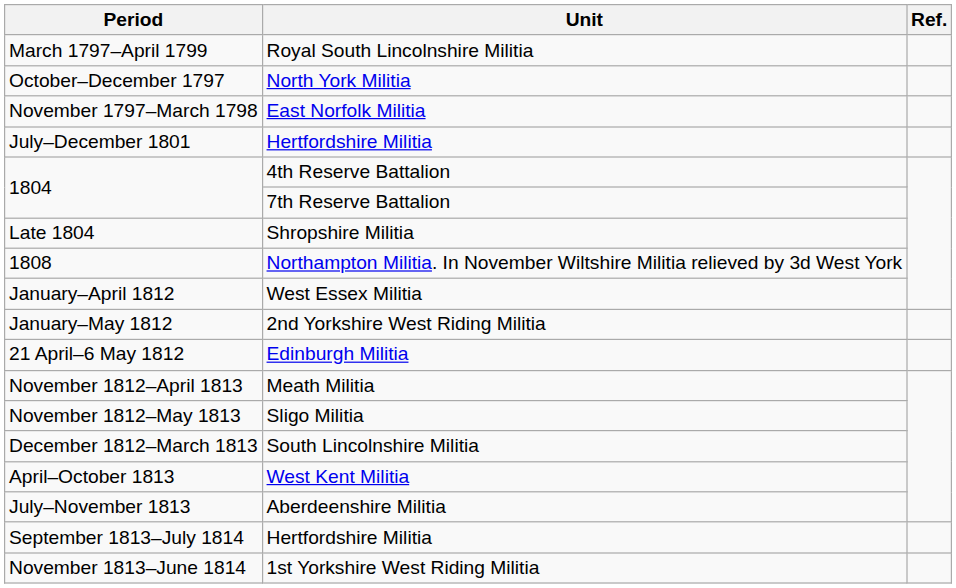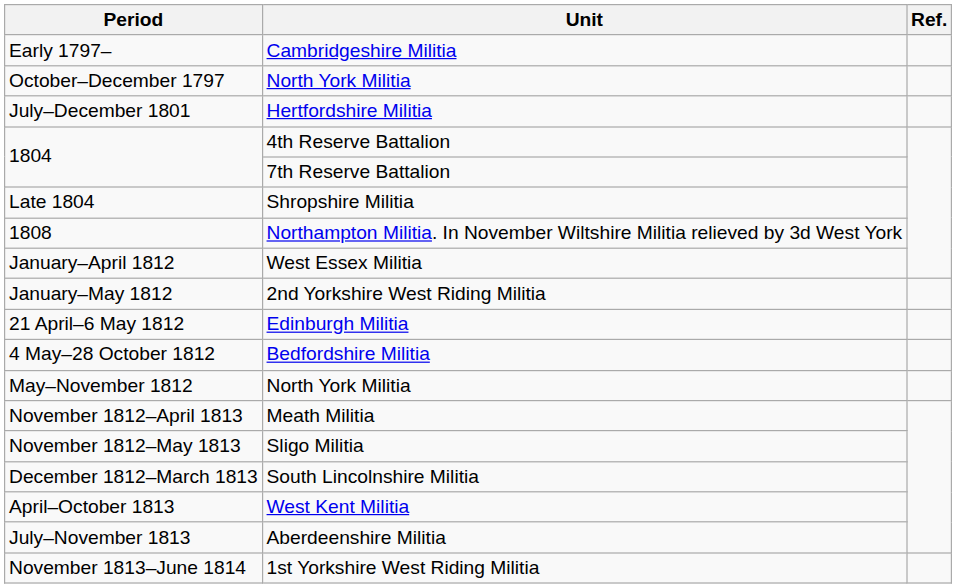+ row: (60, 50)
- row: (108, 50)
- row: (133, 111)
+ row: (112, 354)
+ row: (101, 385)
- row: (126, 537)
